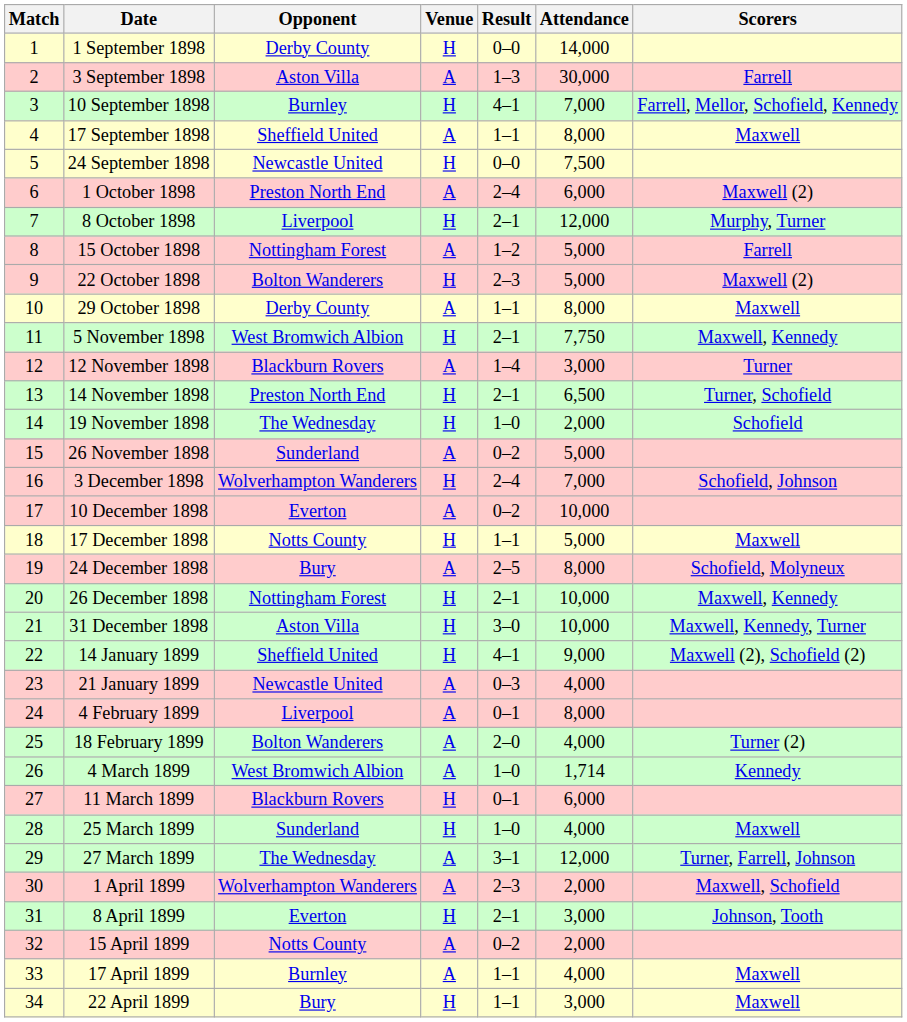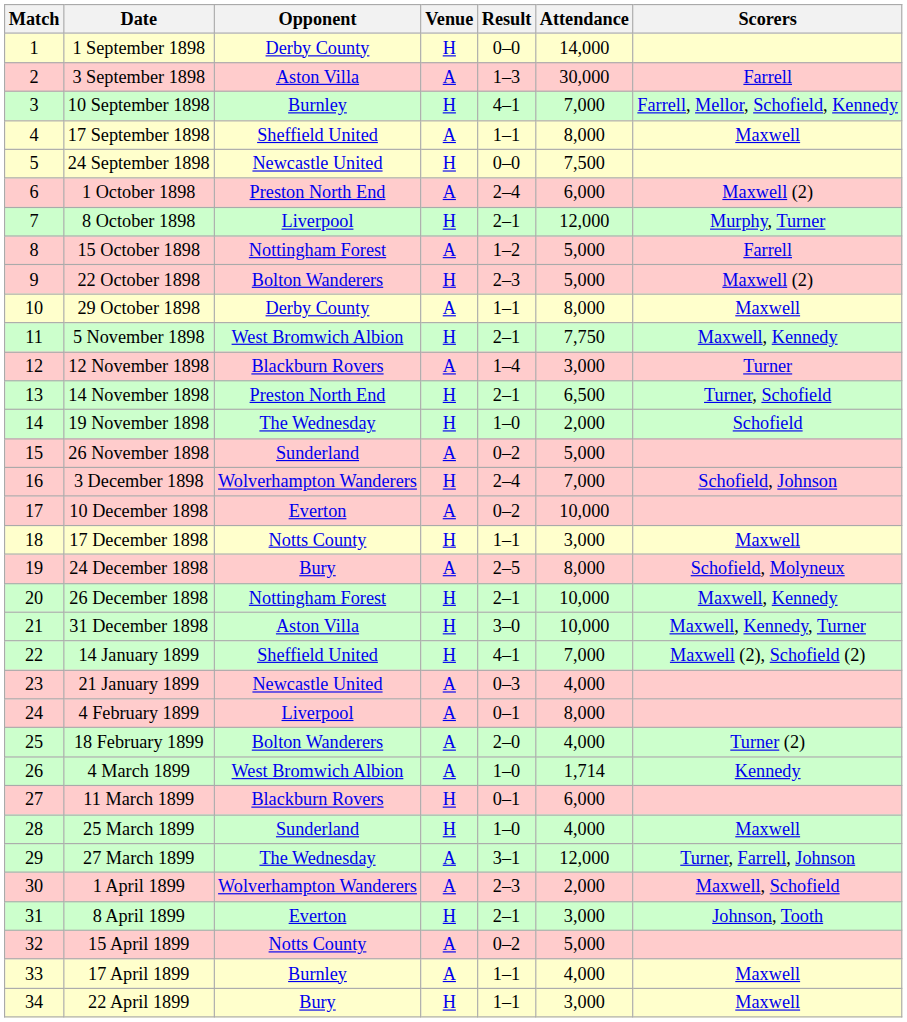(584, 539) 5,000 -> (584, 539) 3,000
(584, 655) 9,000 -> (584, 655) 7,000
(584, 944) 2,000 -> (584, 944) 5,000
